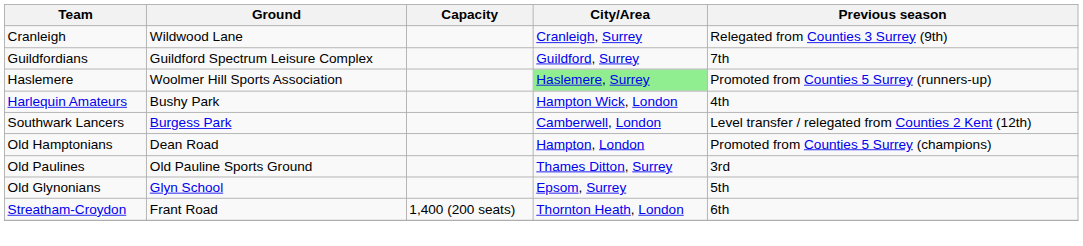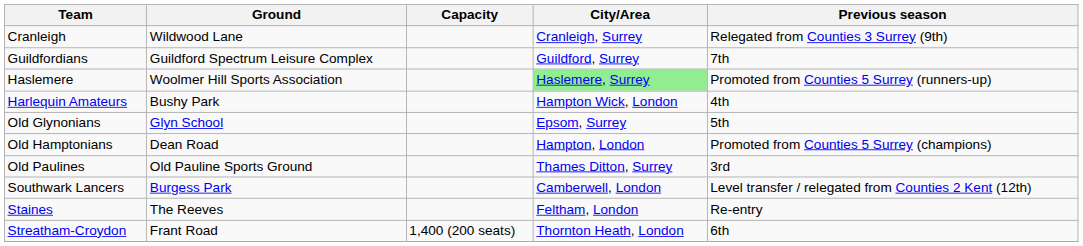rows swapped: (54, 187) <-> (66, 123)
+ row: (30, 209)
